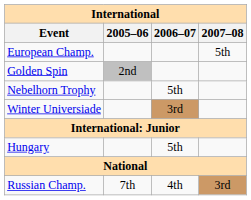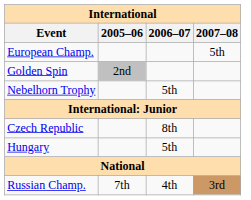- row: (54, 109)
+ row: (45, 128)
